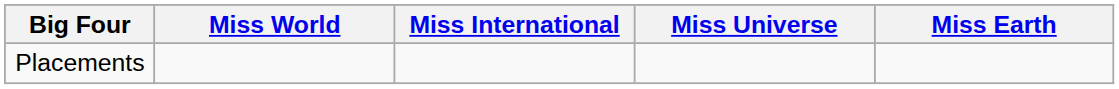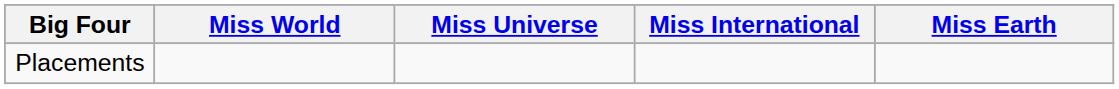columns swapped: (754, 24) <-> (515, 24)
